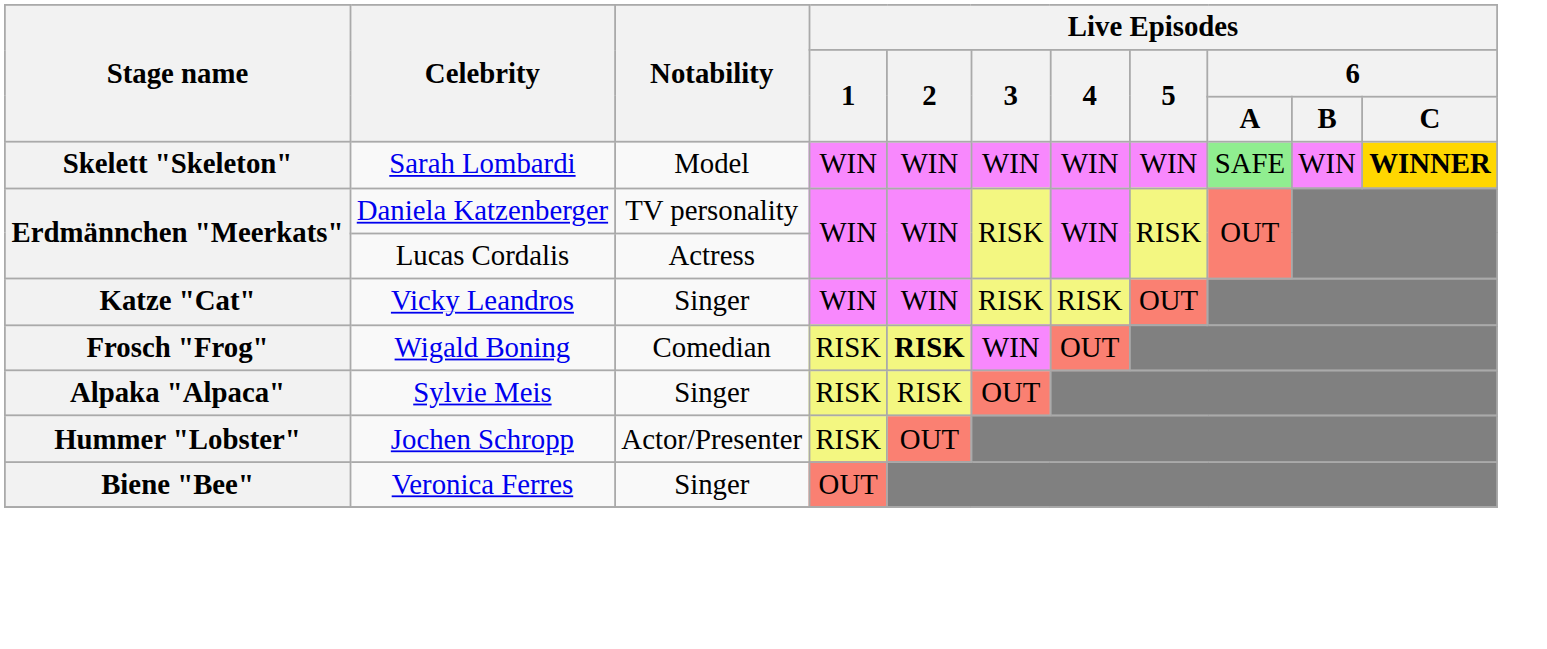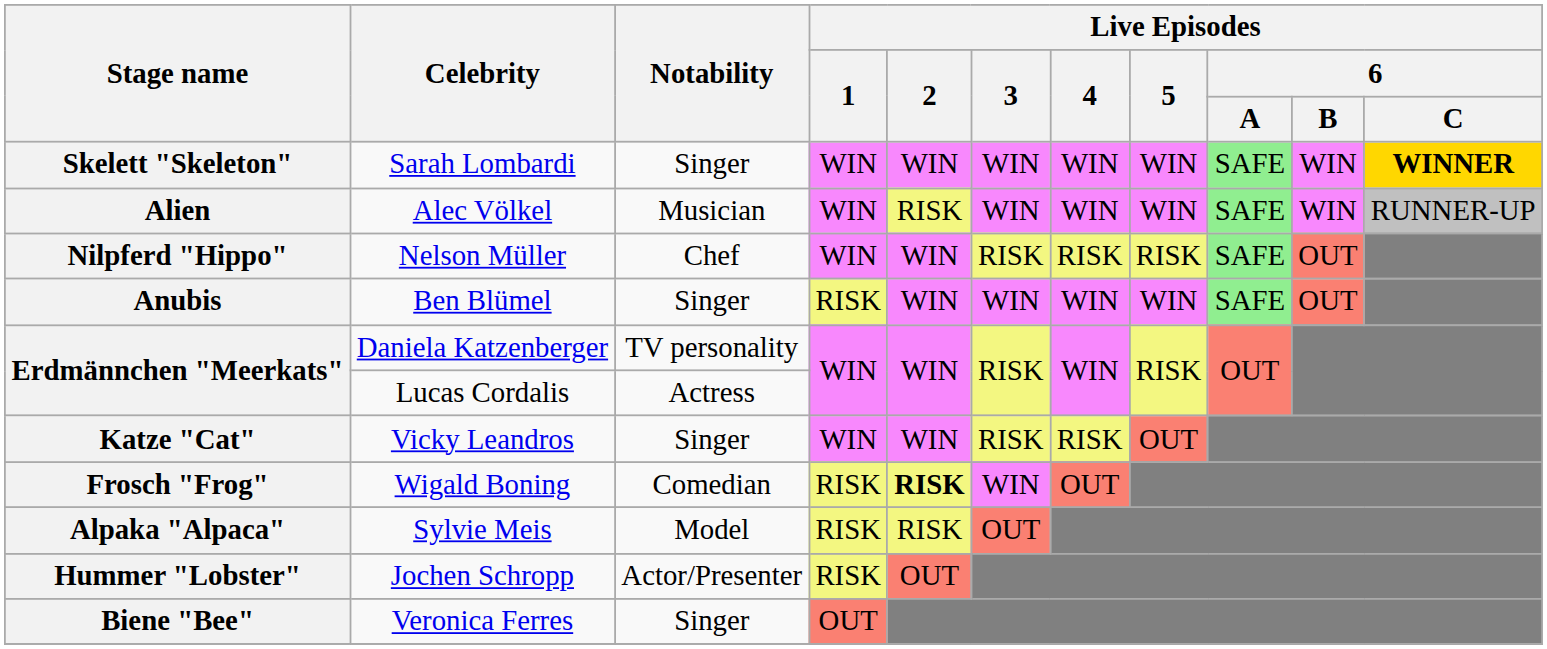(712, 164) Model -> (712, 164) Singer
+ row: (178, 210)
+ row: (178, 255)
+ row: (178, 301)
(712, 392) Singer -> (712, 529) Model
